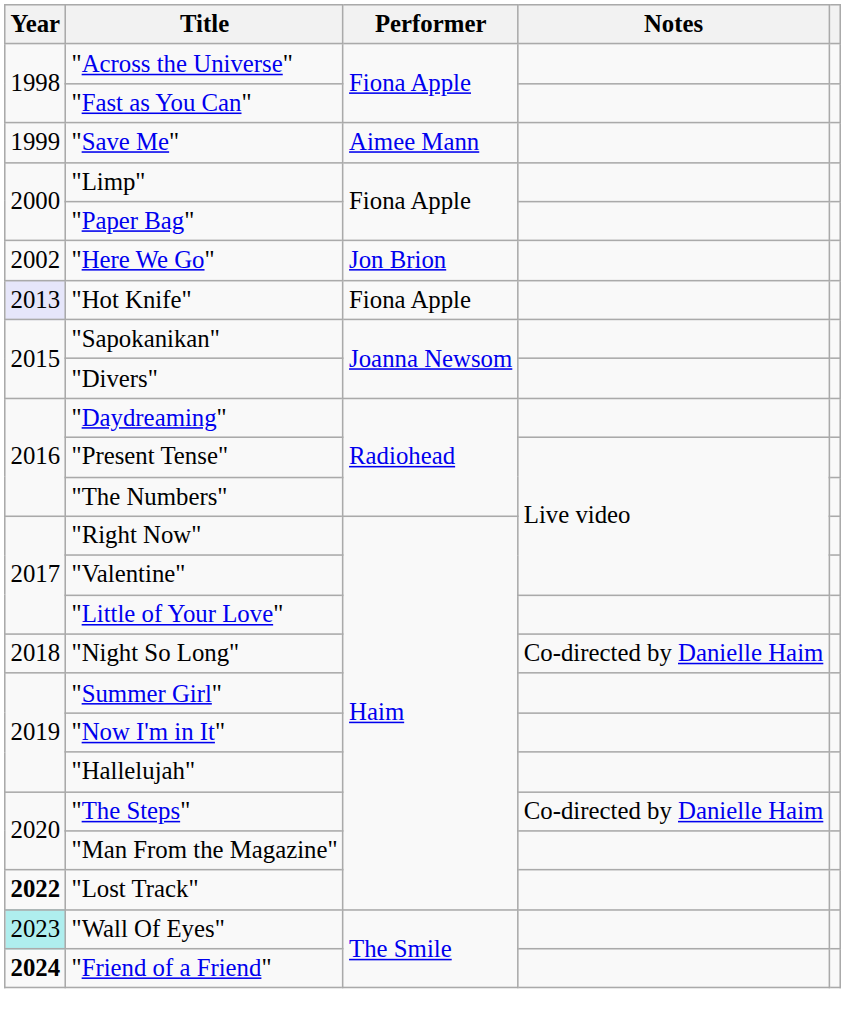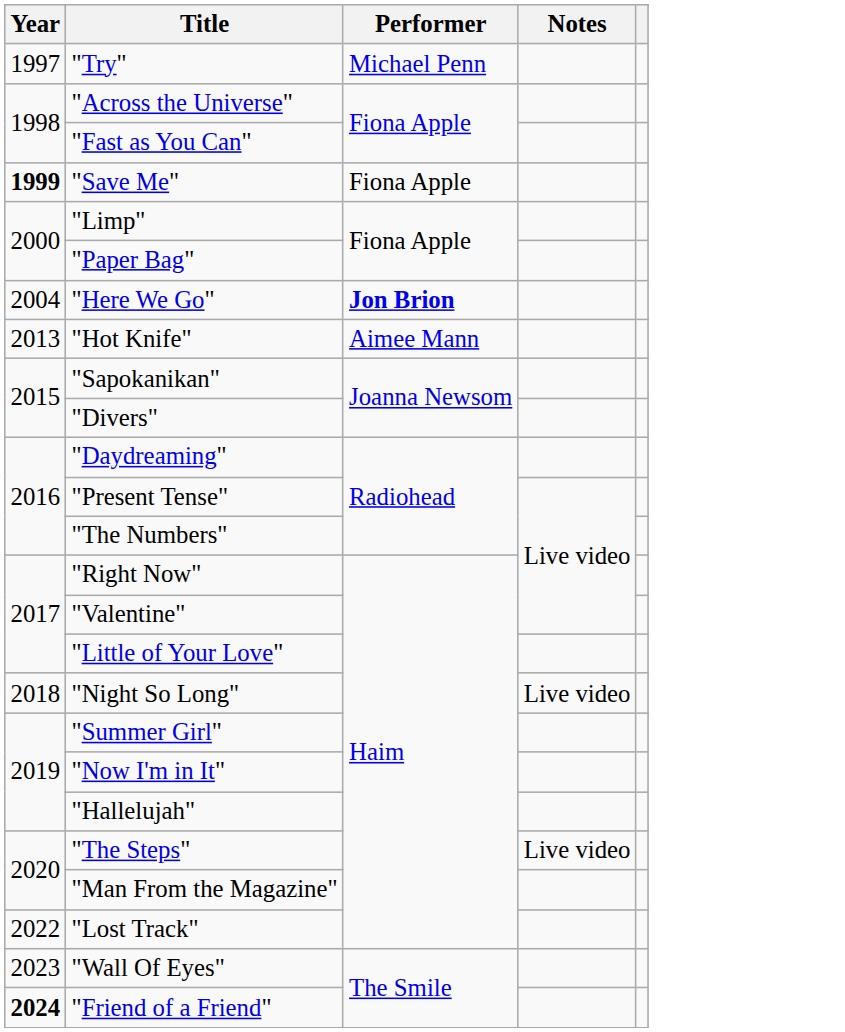+ row: (99, 63)
(35, 142) normal -> (35, 181) bold
(414, 142) Aimee Mann -> (410, 181) Fiona Apple
(35, 260) 2002 -> (35, 299) 2004
(398, 260) normal -> (402, 299) bold
(35, 299) lavender background -> (35, 338) no background
(410, 299) Fiona Apple -> (414, 338) Aimee Mann
(674, 653) Co-directed by Danielle Haim -> (577, 692) Live video
(674, 810) Co-directed by Danielle Haim -> (577, 850) Live video
(35, 889) bold -> (35, 928) normal
(35, 928) paleturquoise background -> (35, 968) no background
